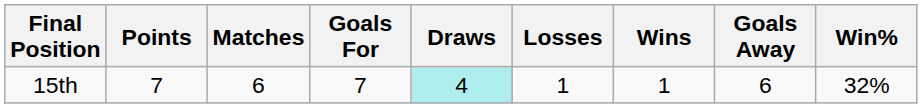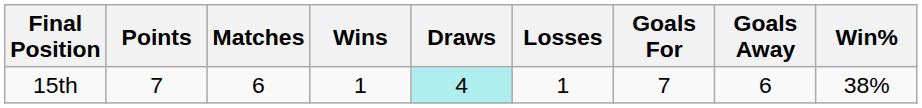columns swapped: (664, 36) <-> (360, 36)
(867, 85) 32% -> (867, 85) 38%
